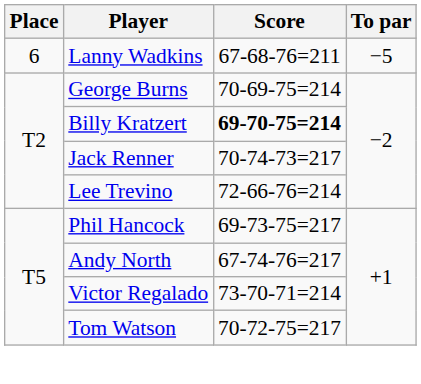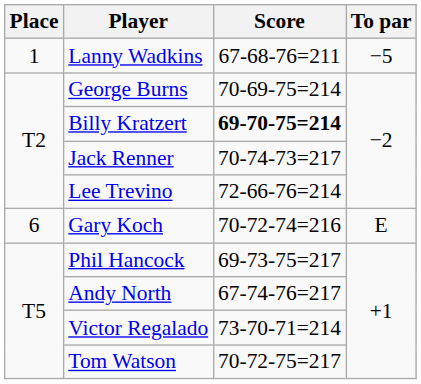(34, 55) 6 -> (34, 55) 1
+ row: (116, 225)
